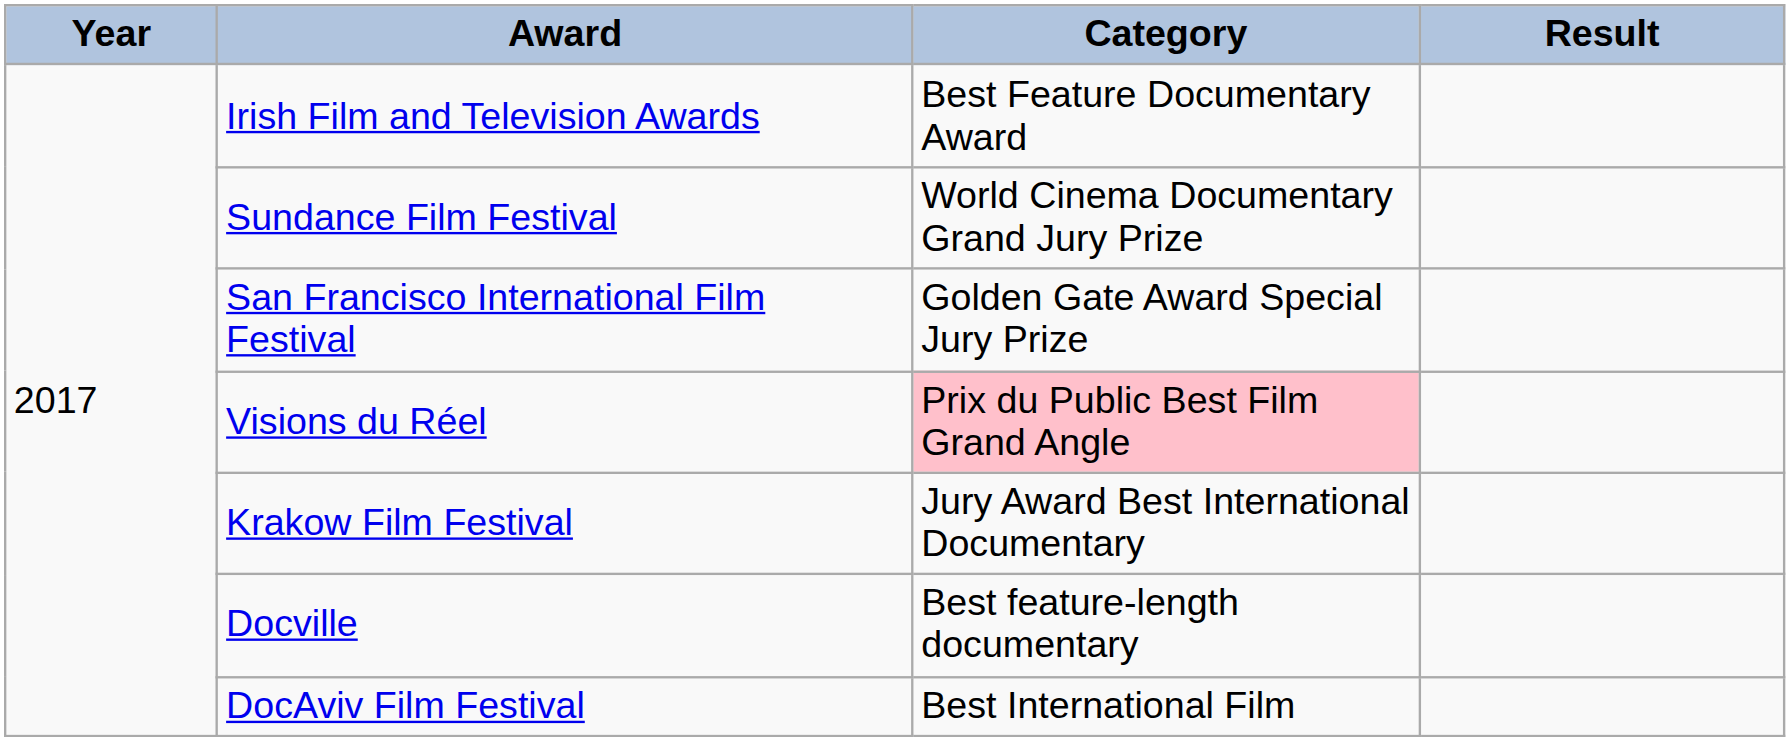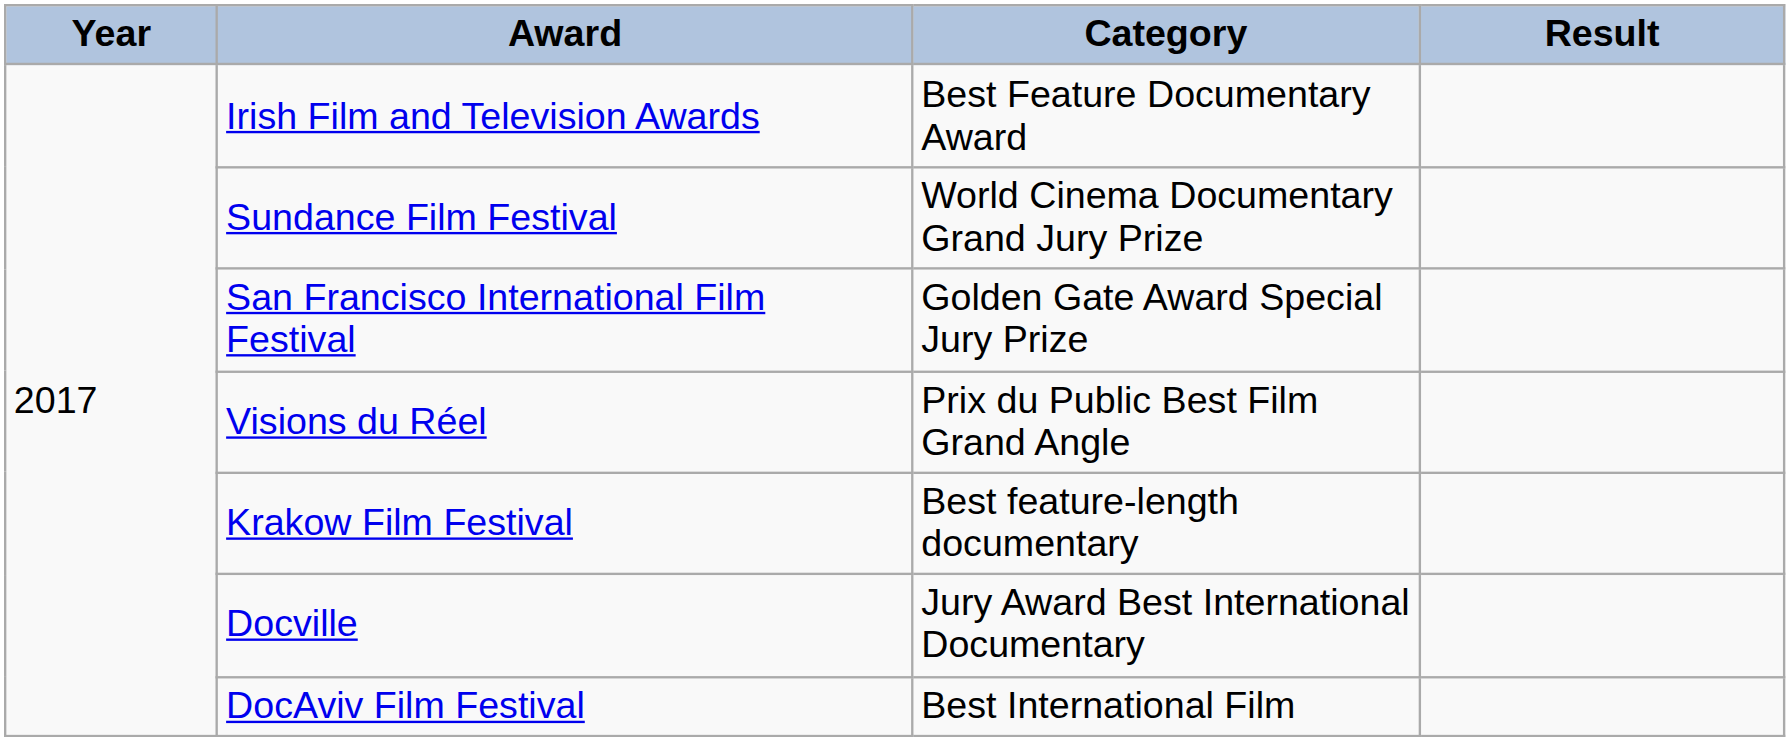(1120, 420) pink background -> (1120, 420) no background
(1165, 522) Jury Award Best International Documentary -> (1080, 522) Best feature-length documentary
(1080, 624) Best feature-length documentary -> (1165, 624) Jury Award Best International Documentary
